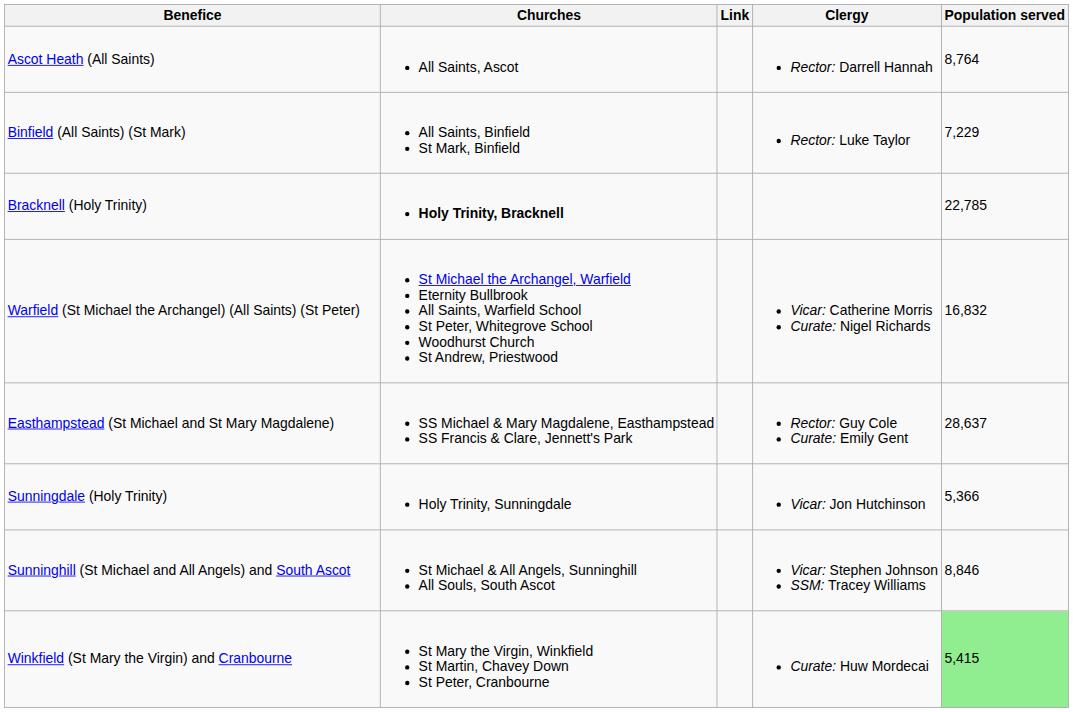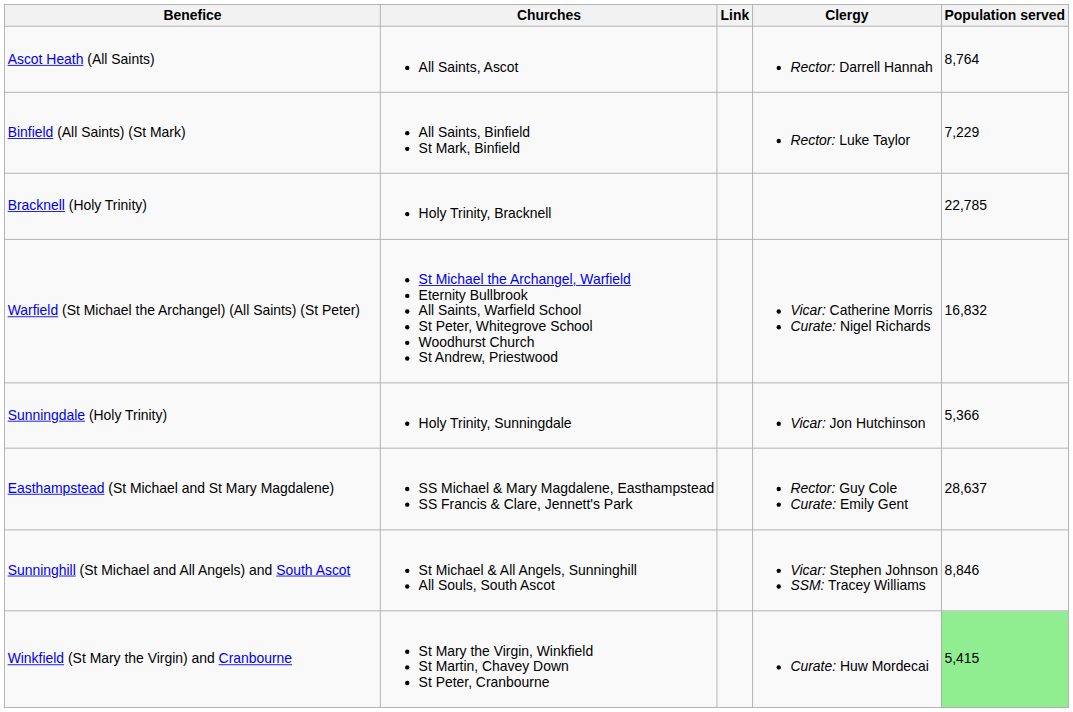(549, 214) bold -> (549, 214) normal
rows swapped: (171, 423) <-> (87, 496)
